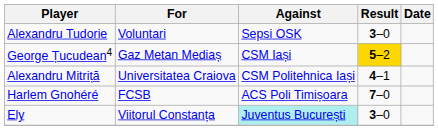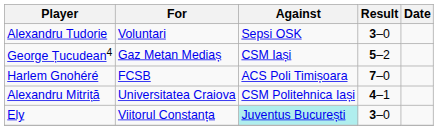(380, 55) gold background -> (380, 55) no background
rows swapped: (53, 95) <-> (53, 76)
